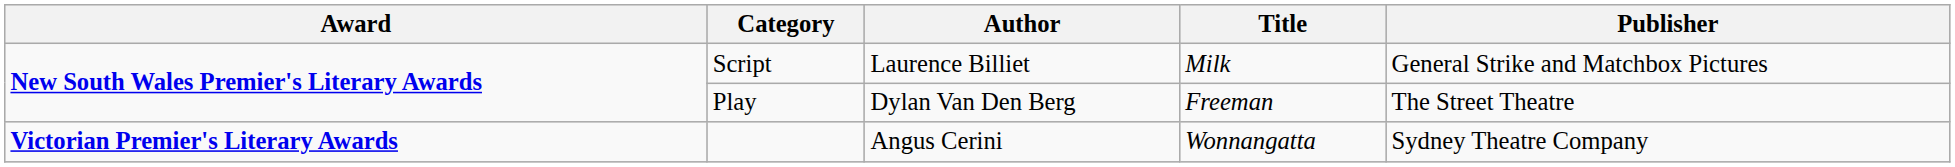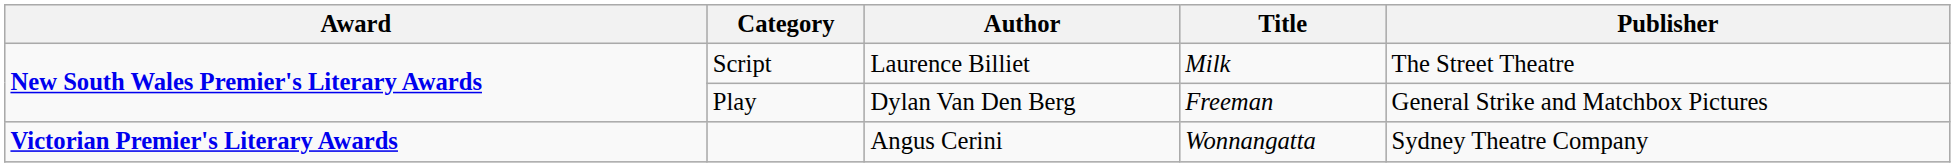(1580, 63) General Strike and Matchbox Pictures -> (1483, 63) The Street Theatre
(1483, 102) The Street Theatre -> (1580, 102) General Strike and Matchbox Pictures
